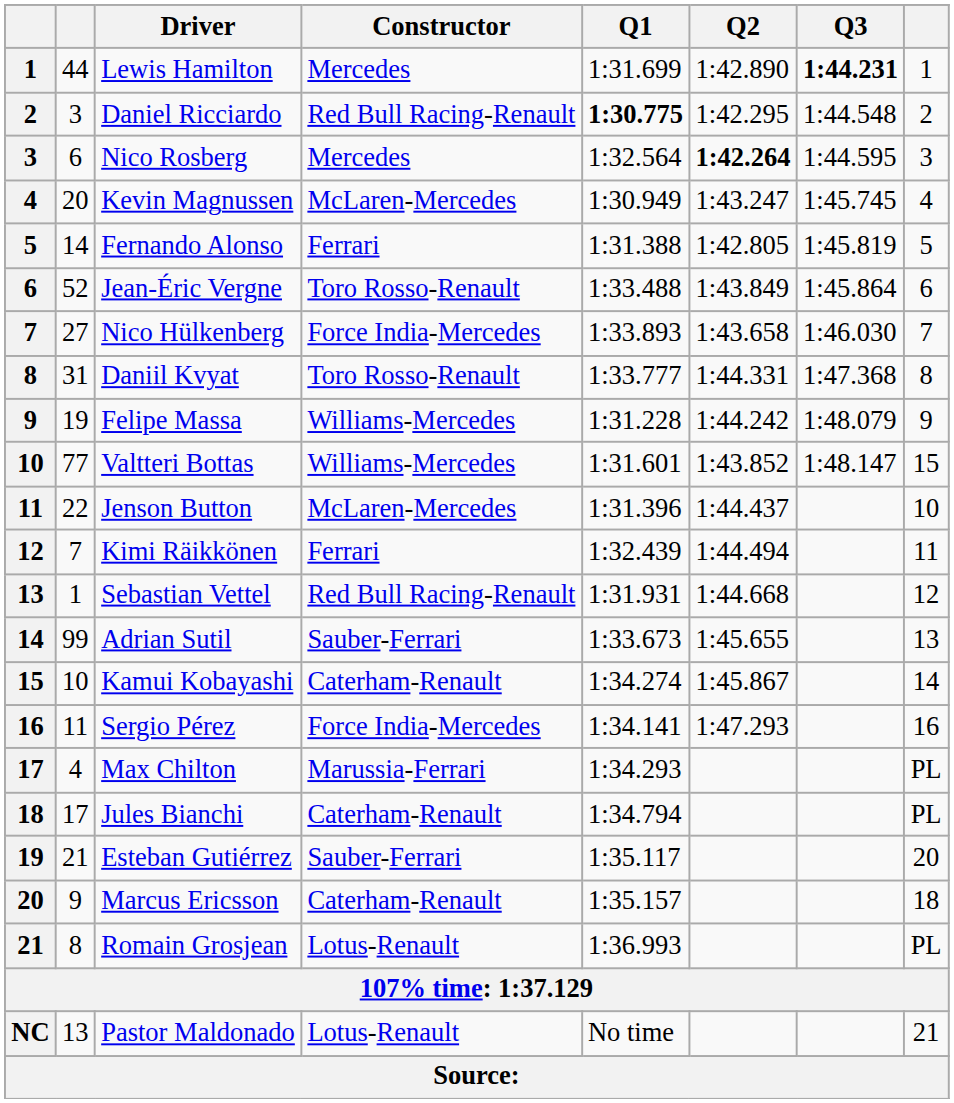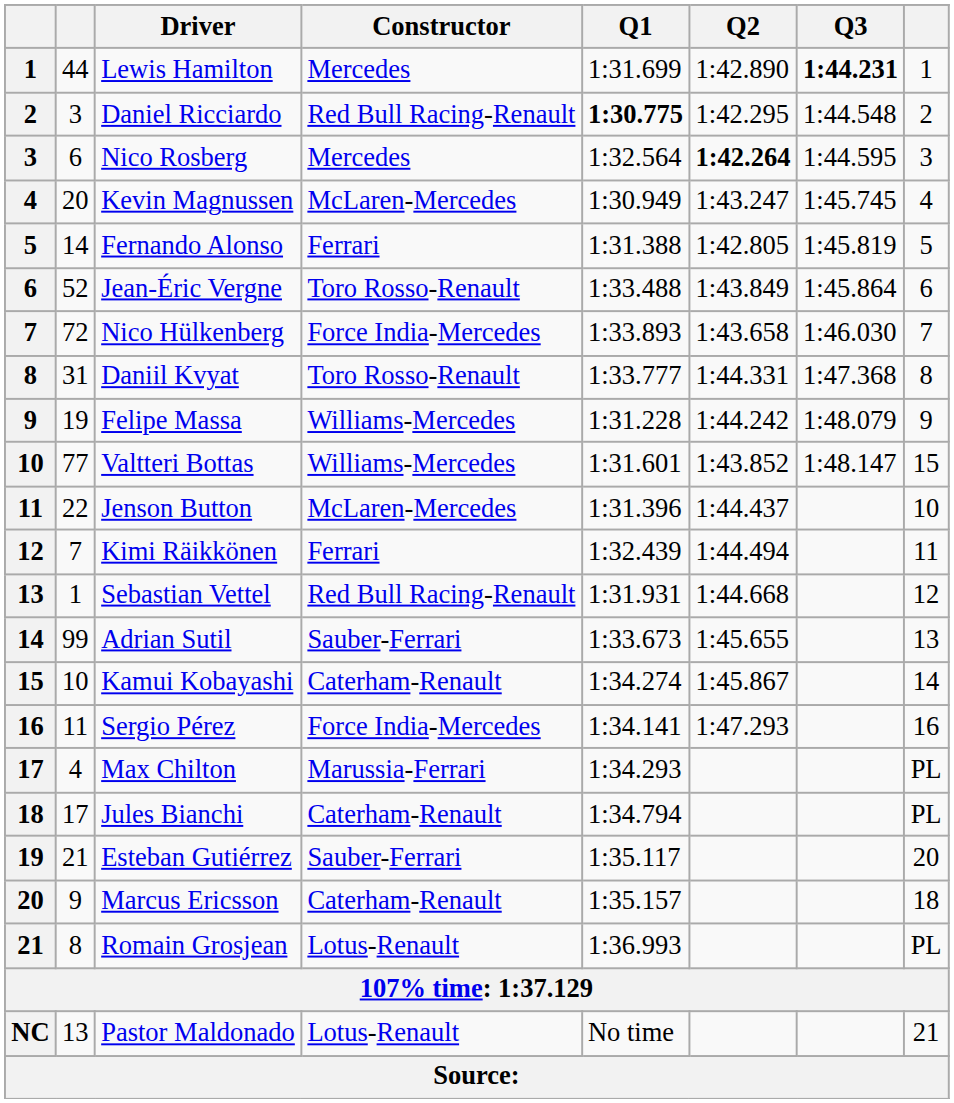(75, 332) 27 -> (75, 332) 72
